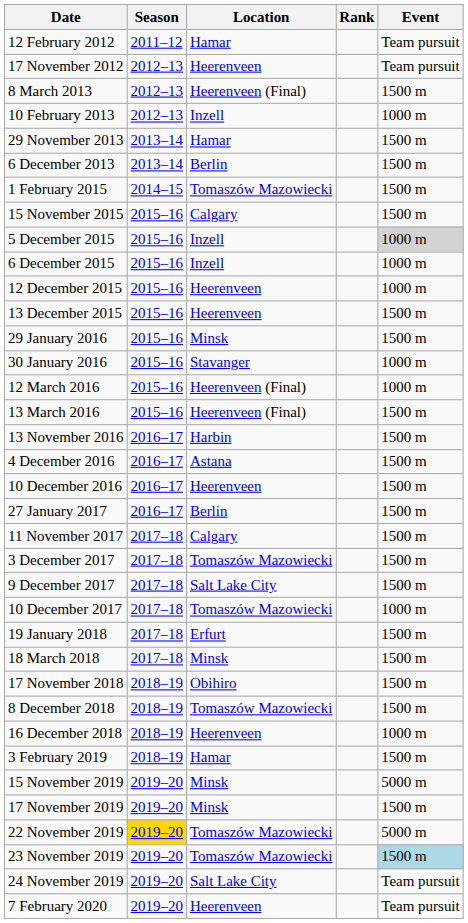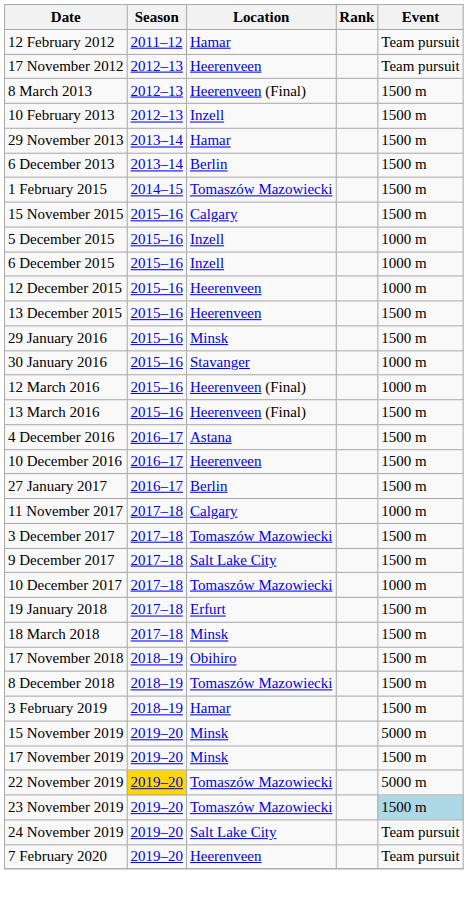(404, 116) 1000 m -> (404, 116) 1500 m
(404, 239) lightgrey background -> (404, 239) no background
- row: (66, 437)
(404, 535) 1500 m -> (404, 511) 1000 m
- row: (65, 733)
